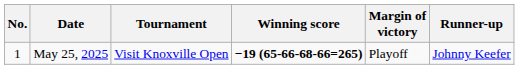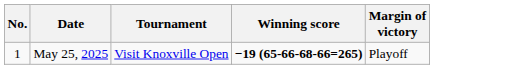- column: (472, 23)
